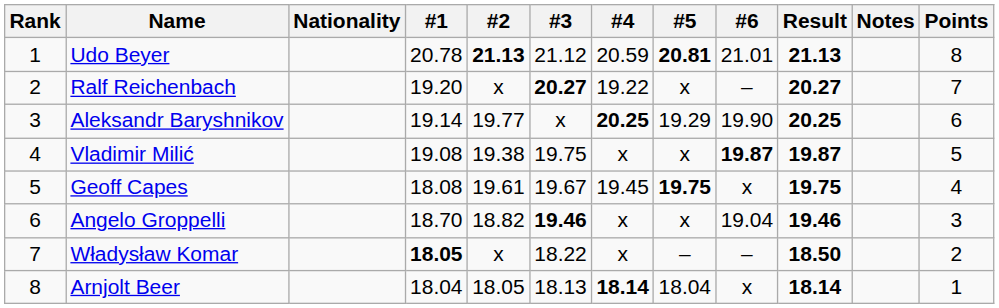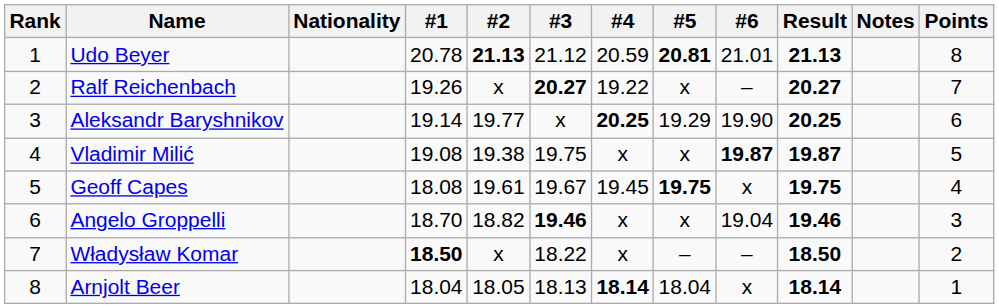(436, 87) 19.20 -> (436, 87) 19.26
(436, 253) 18.05 -> (436, 253) 18.50
